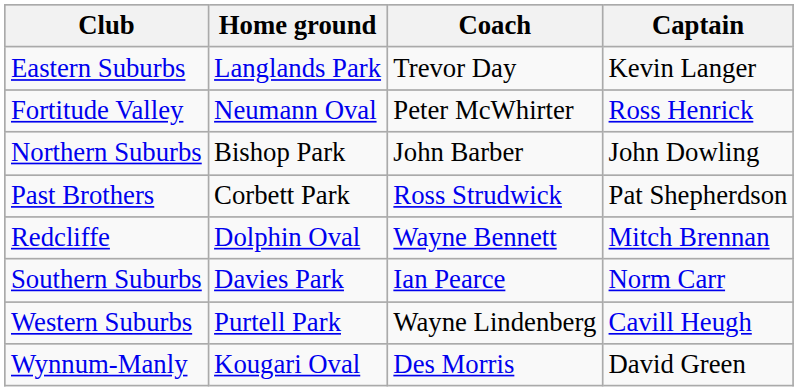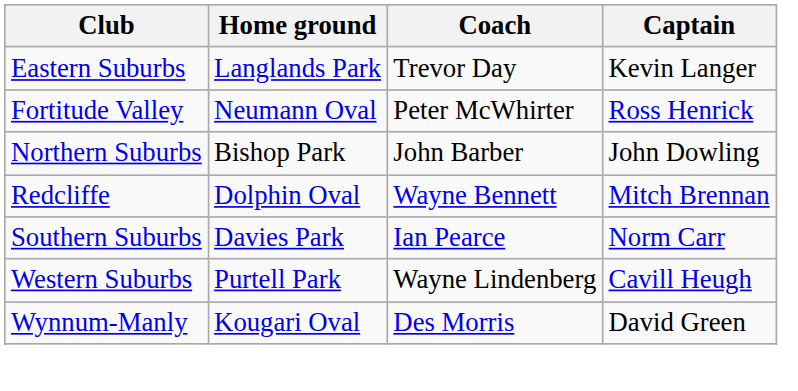- row: (83, 195)
